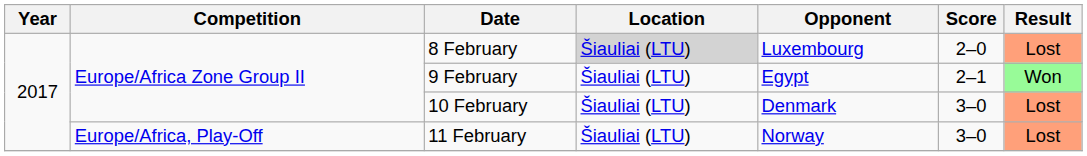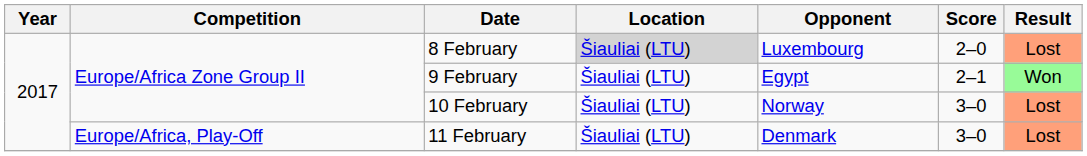(799, 106) Denmark -> (793, 106) Norway
(793, 135) Norway -> (799, 135) Denmark
